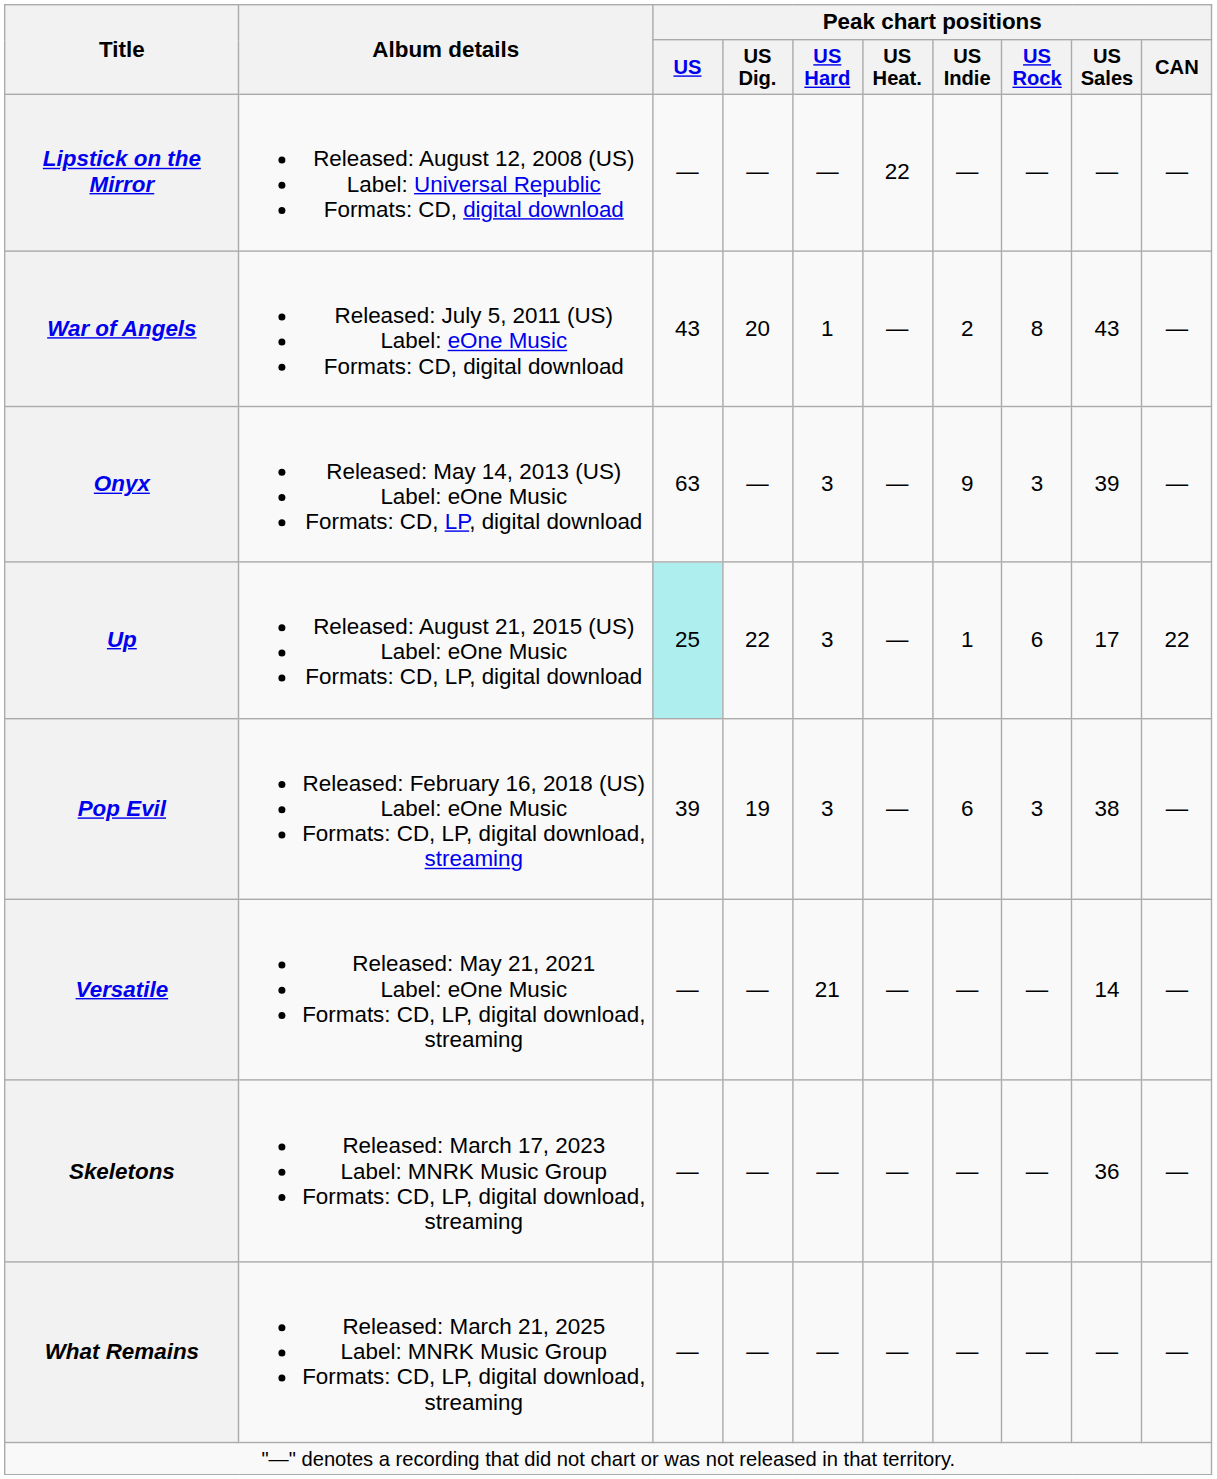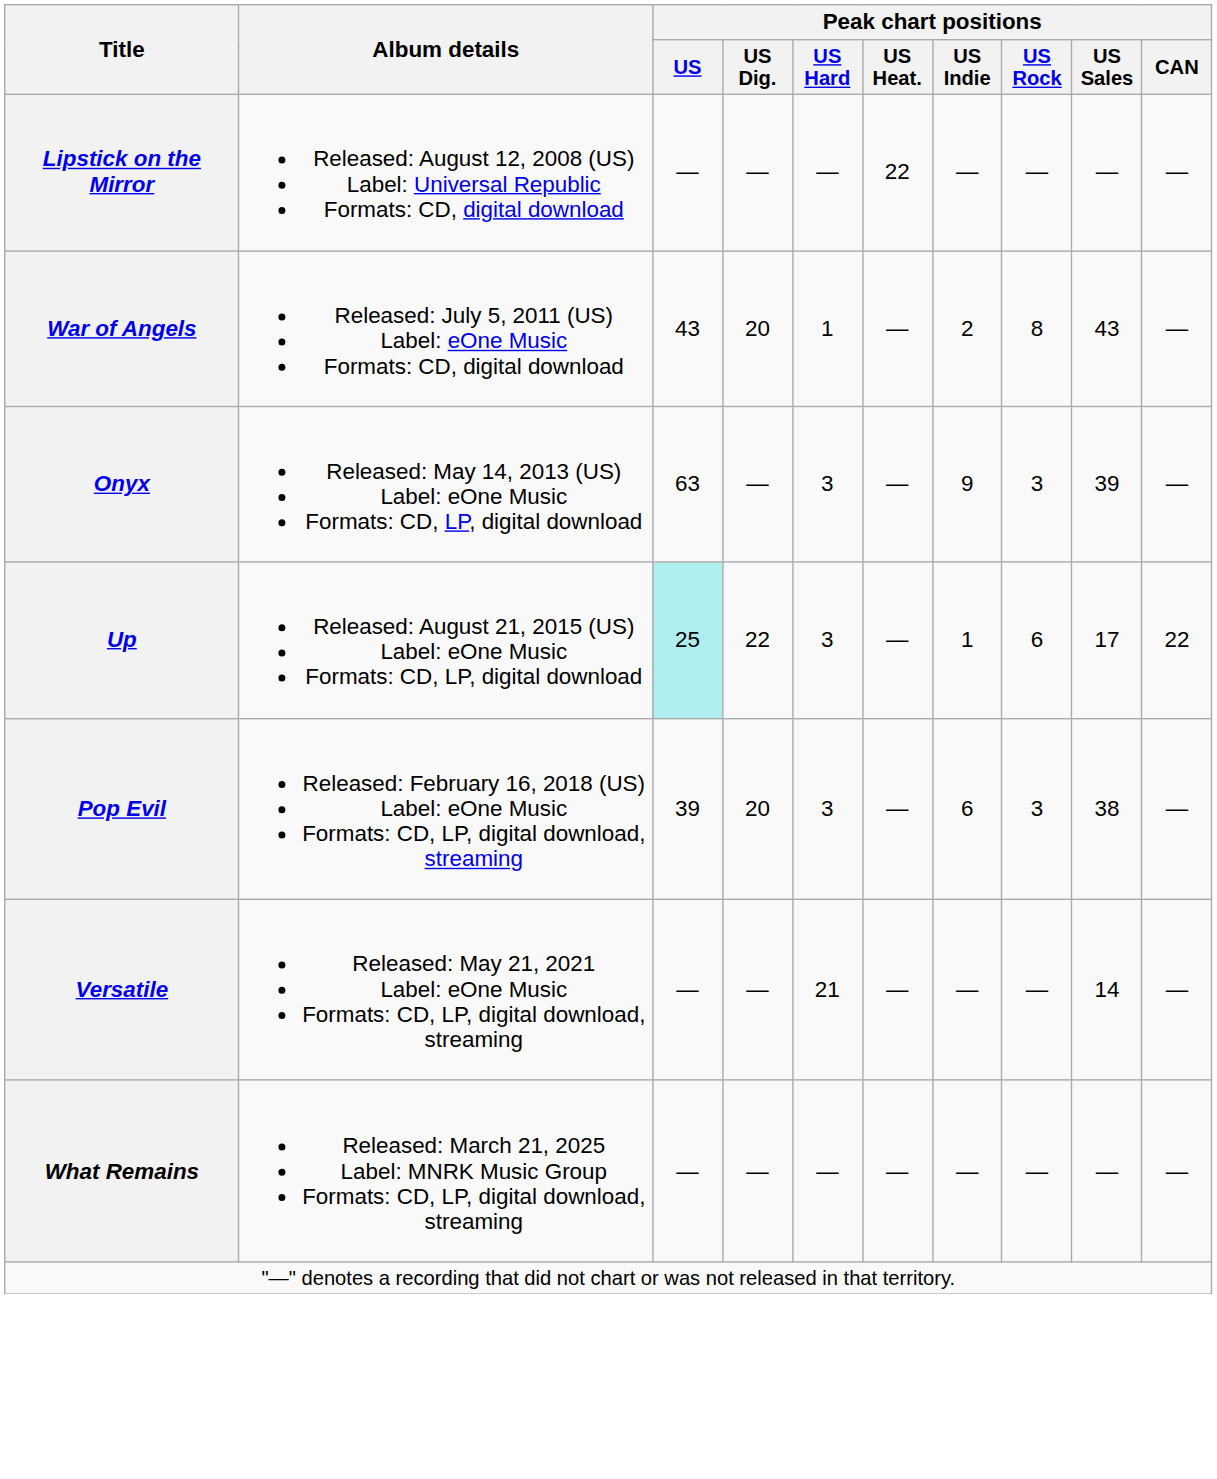(757, 808) 19 -> (757, 808) 20
- row: (122, 1170)
